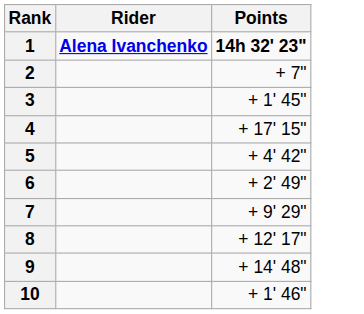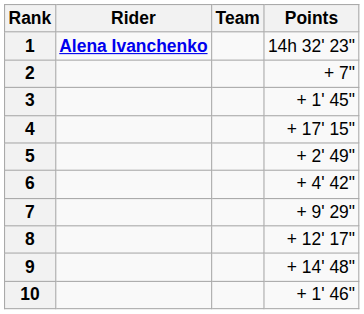+ column: (238, 18)
(261, 45) bold -> (311, 45) normal
(277, 156) + 4' 42" -> (326, 156) + 2' 49"
(277, 184) + 2' 49" -> (326, 184) + 4' 42"
